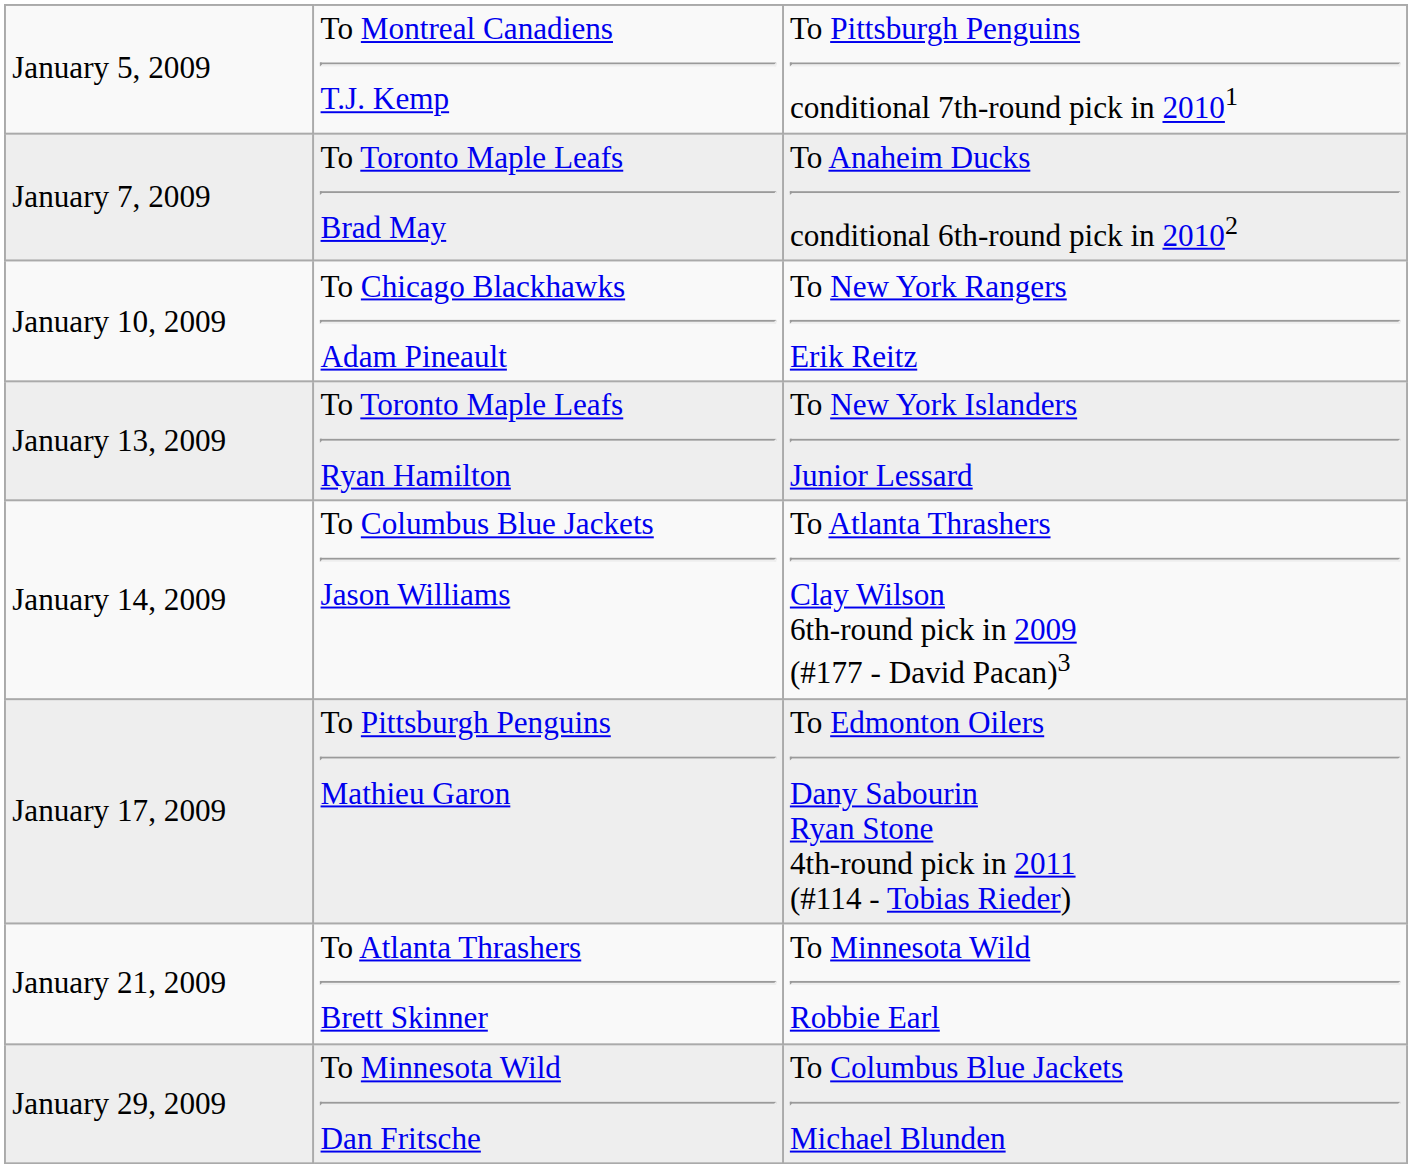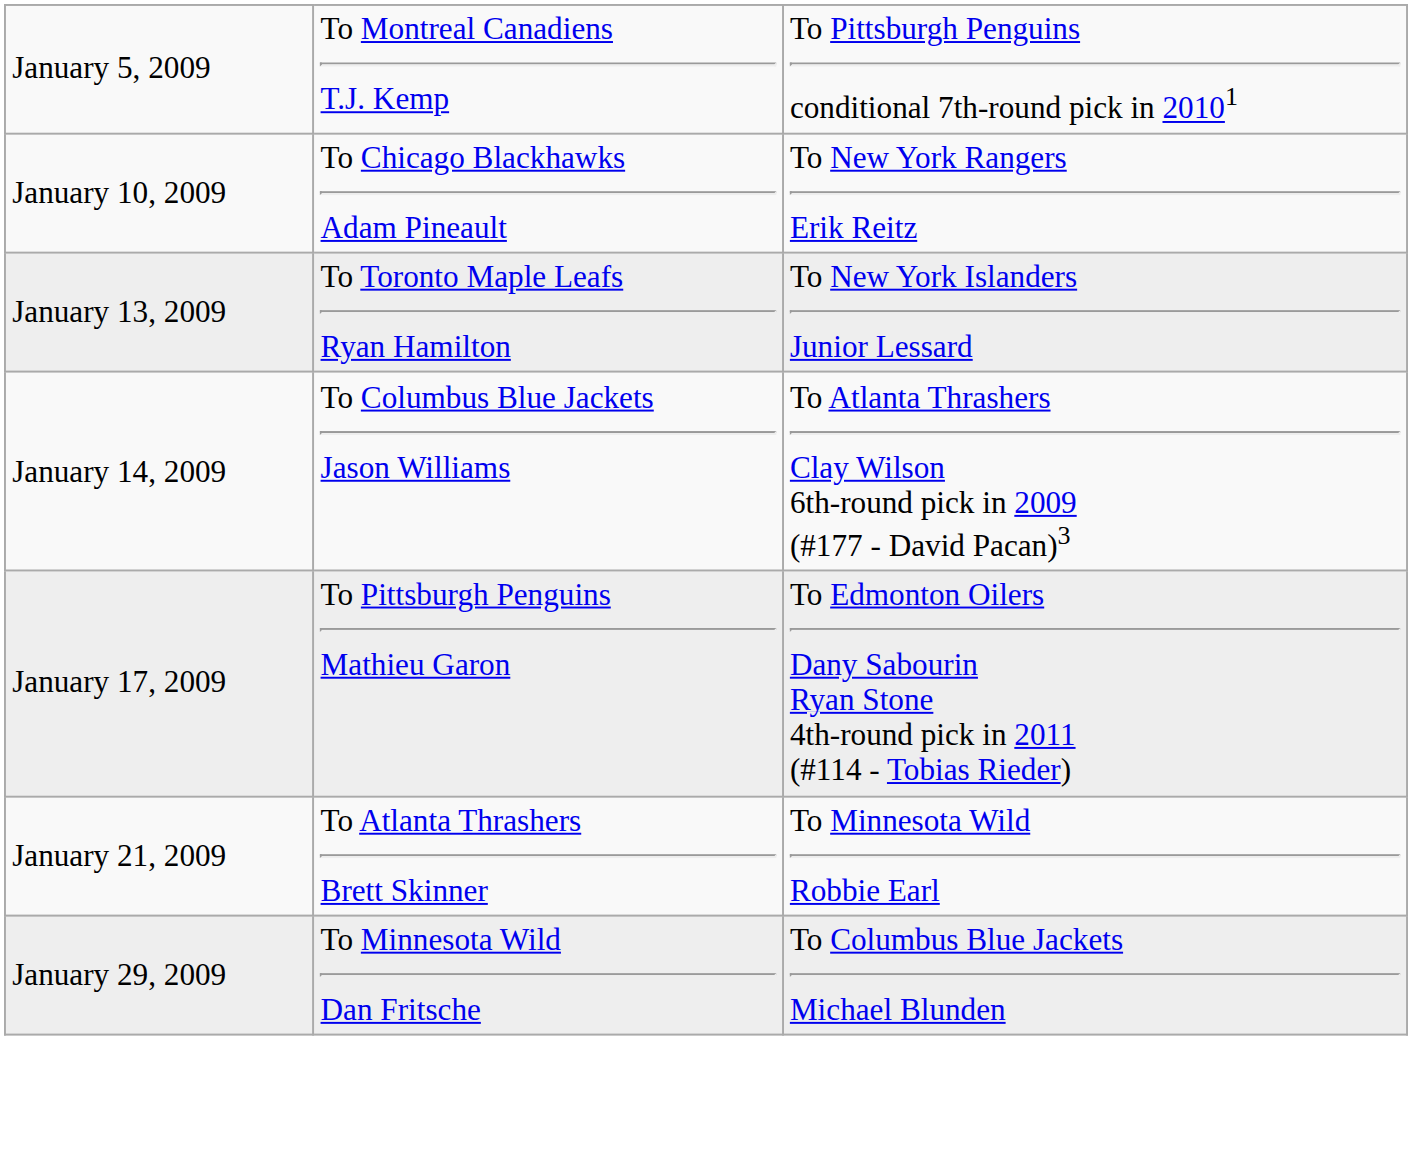- row: (111, 196)
